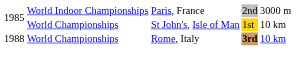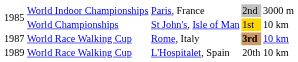(14, 39) 1988 -> (14, 39) 1987
(73, 39) World Championships -> (79, 39) World Race Walking Cup
+ row: (190, 53)
